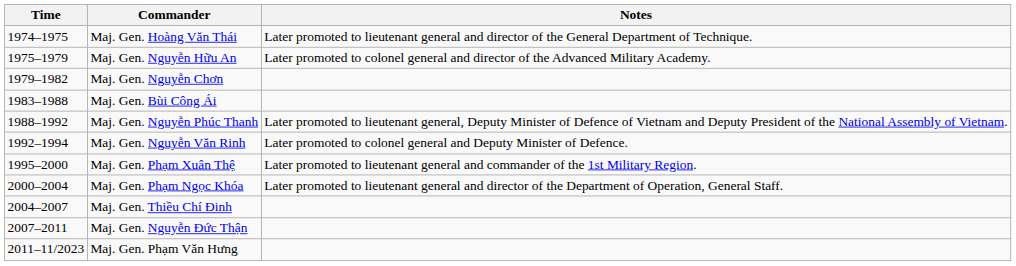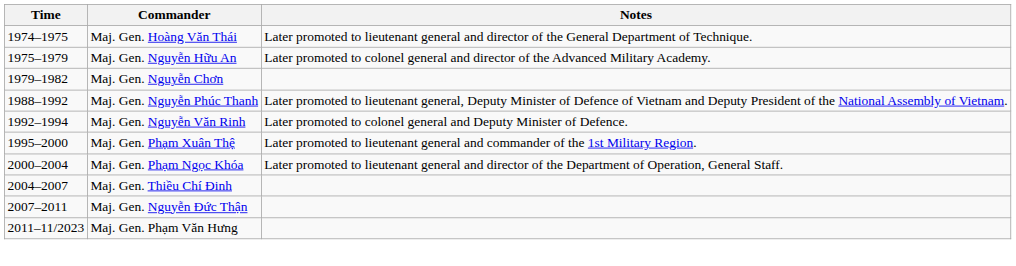- row: (153, 100)
